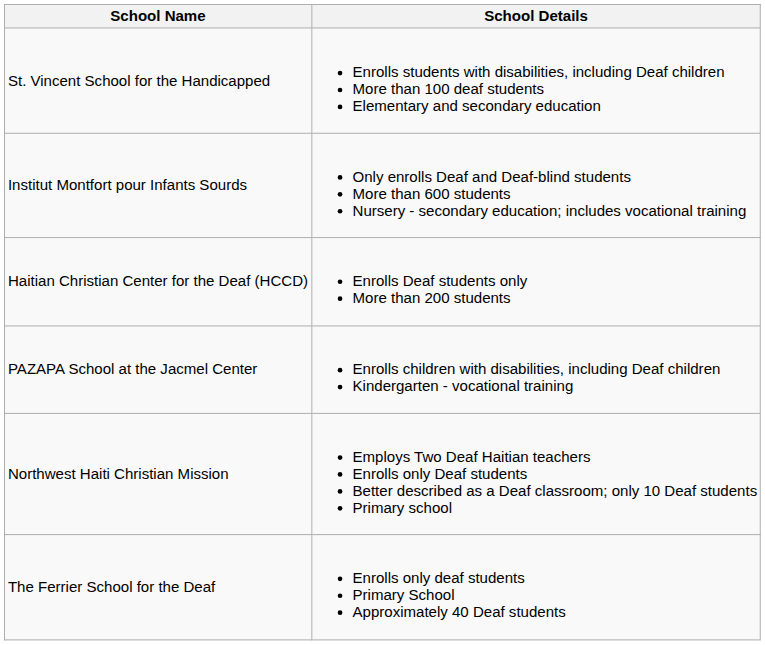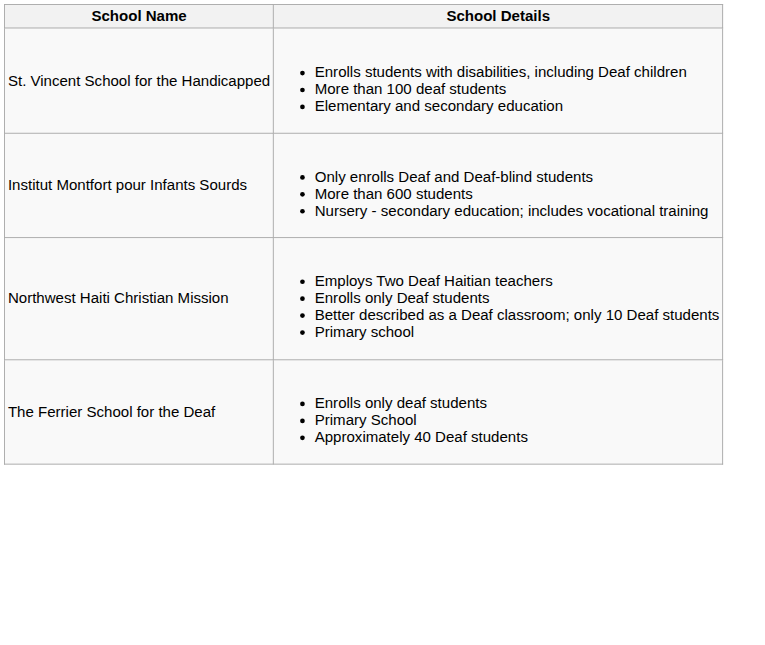- row: (158, 281)
- row: (133, 369)
